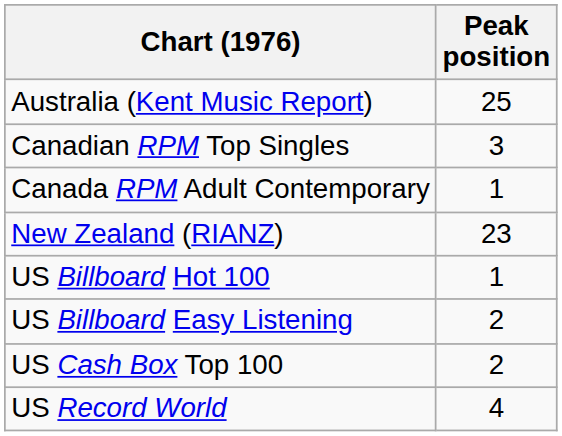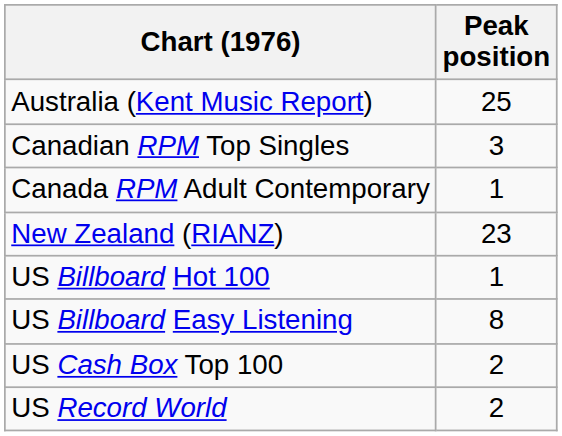(496, 320) 2 -> (496, 320) 8
(496, 408) 4 -> (496, 408) 2
